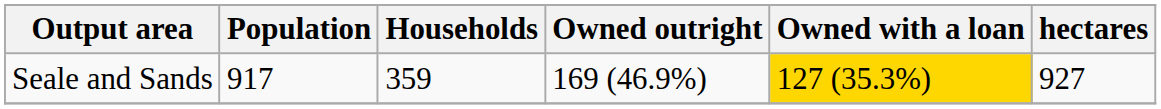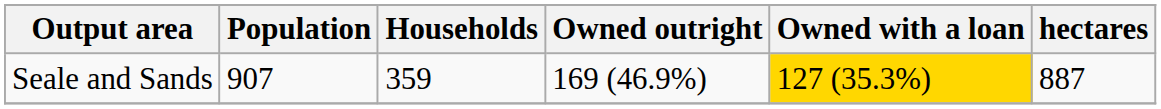(250, 77) 917 -> (250, 77) 907
(1062, 77) 927 -> (1062, 77) 887
